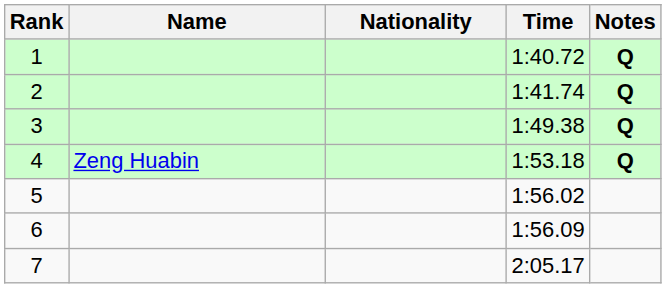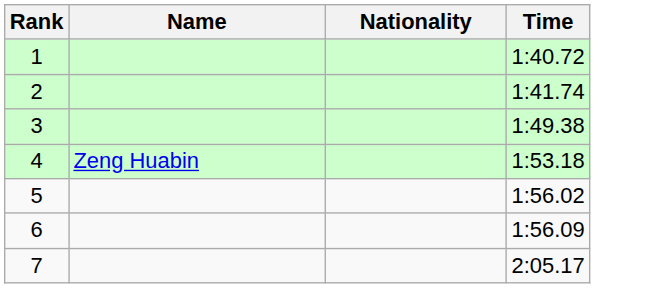- column: (625, 21)
